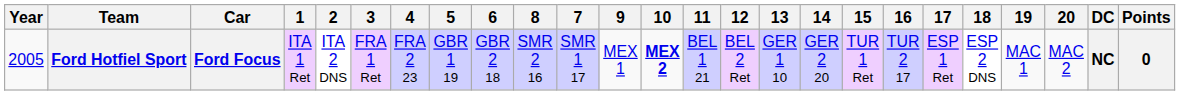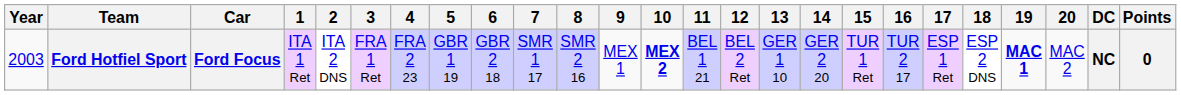columns swapped: (578, 17) <-> (535, 17)
(26, 59) 2005 -> (26, 59) 2003
(1023, 59) normal -> (1024, 59) bold
